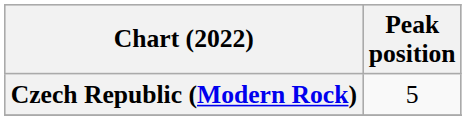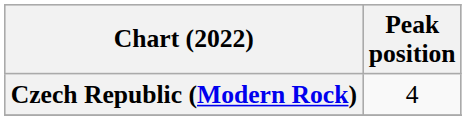(412, 94) 5 -> (412, 94) 4
